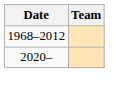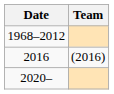+ row: (36, 57)
